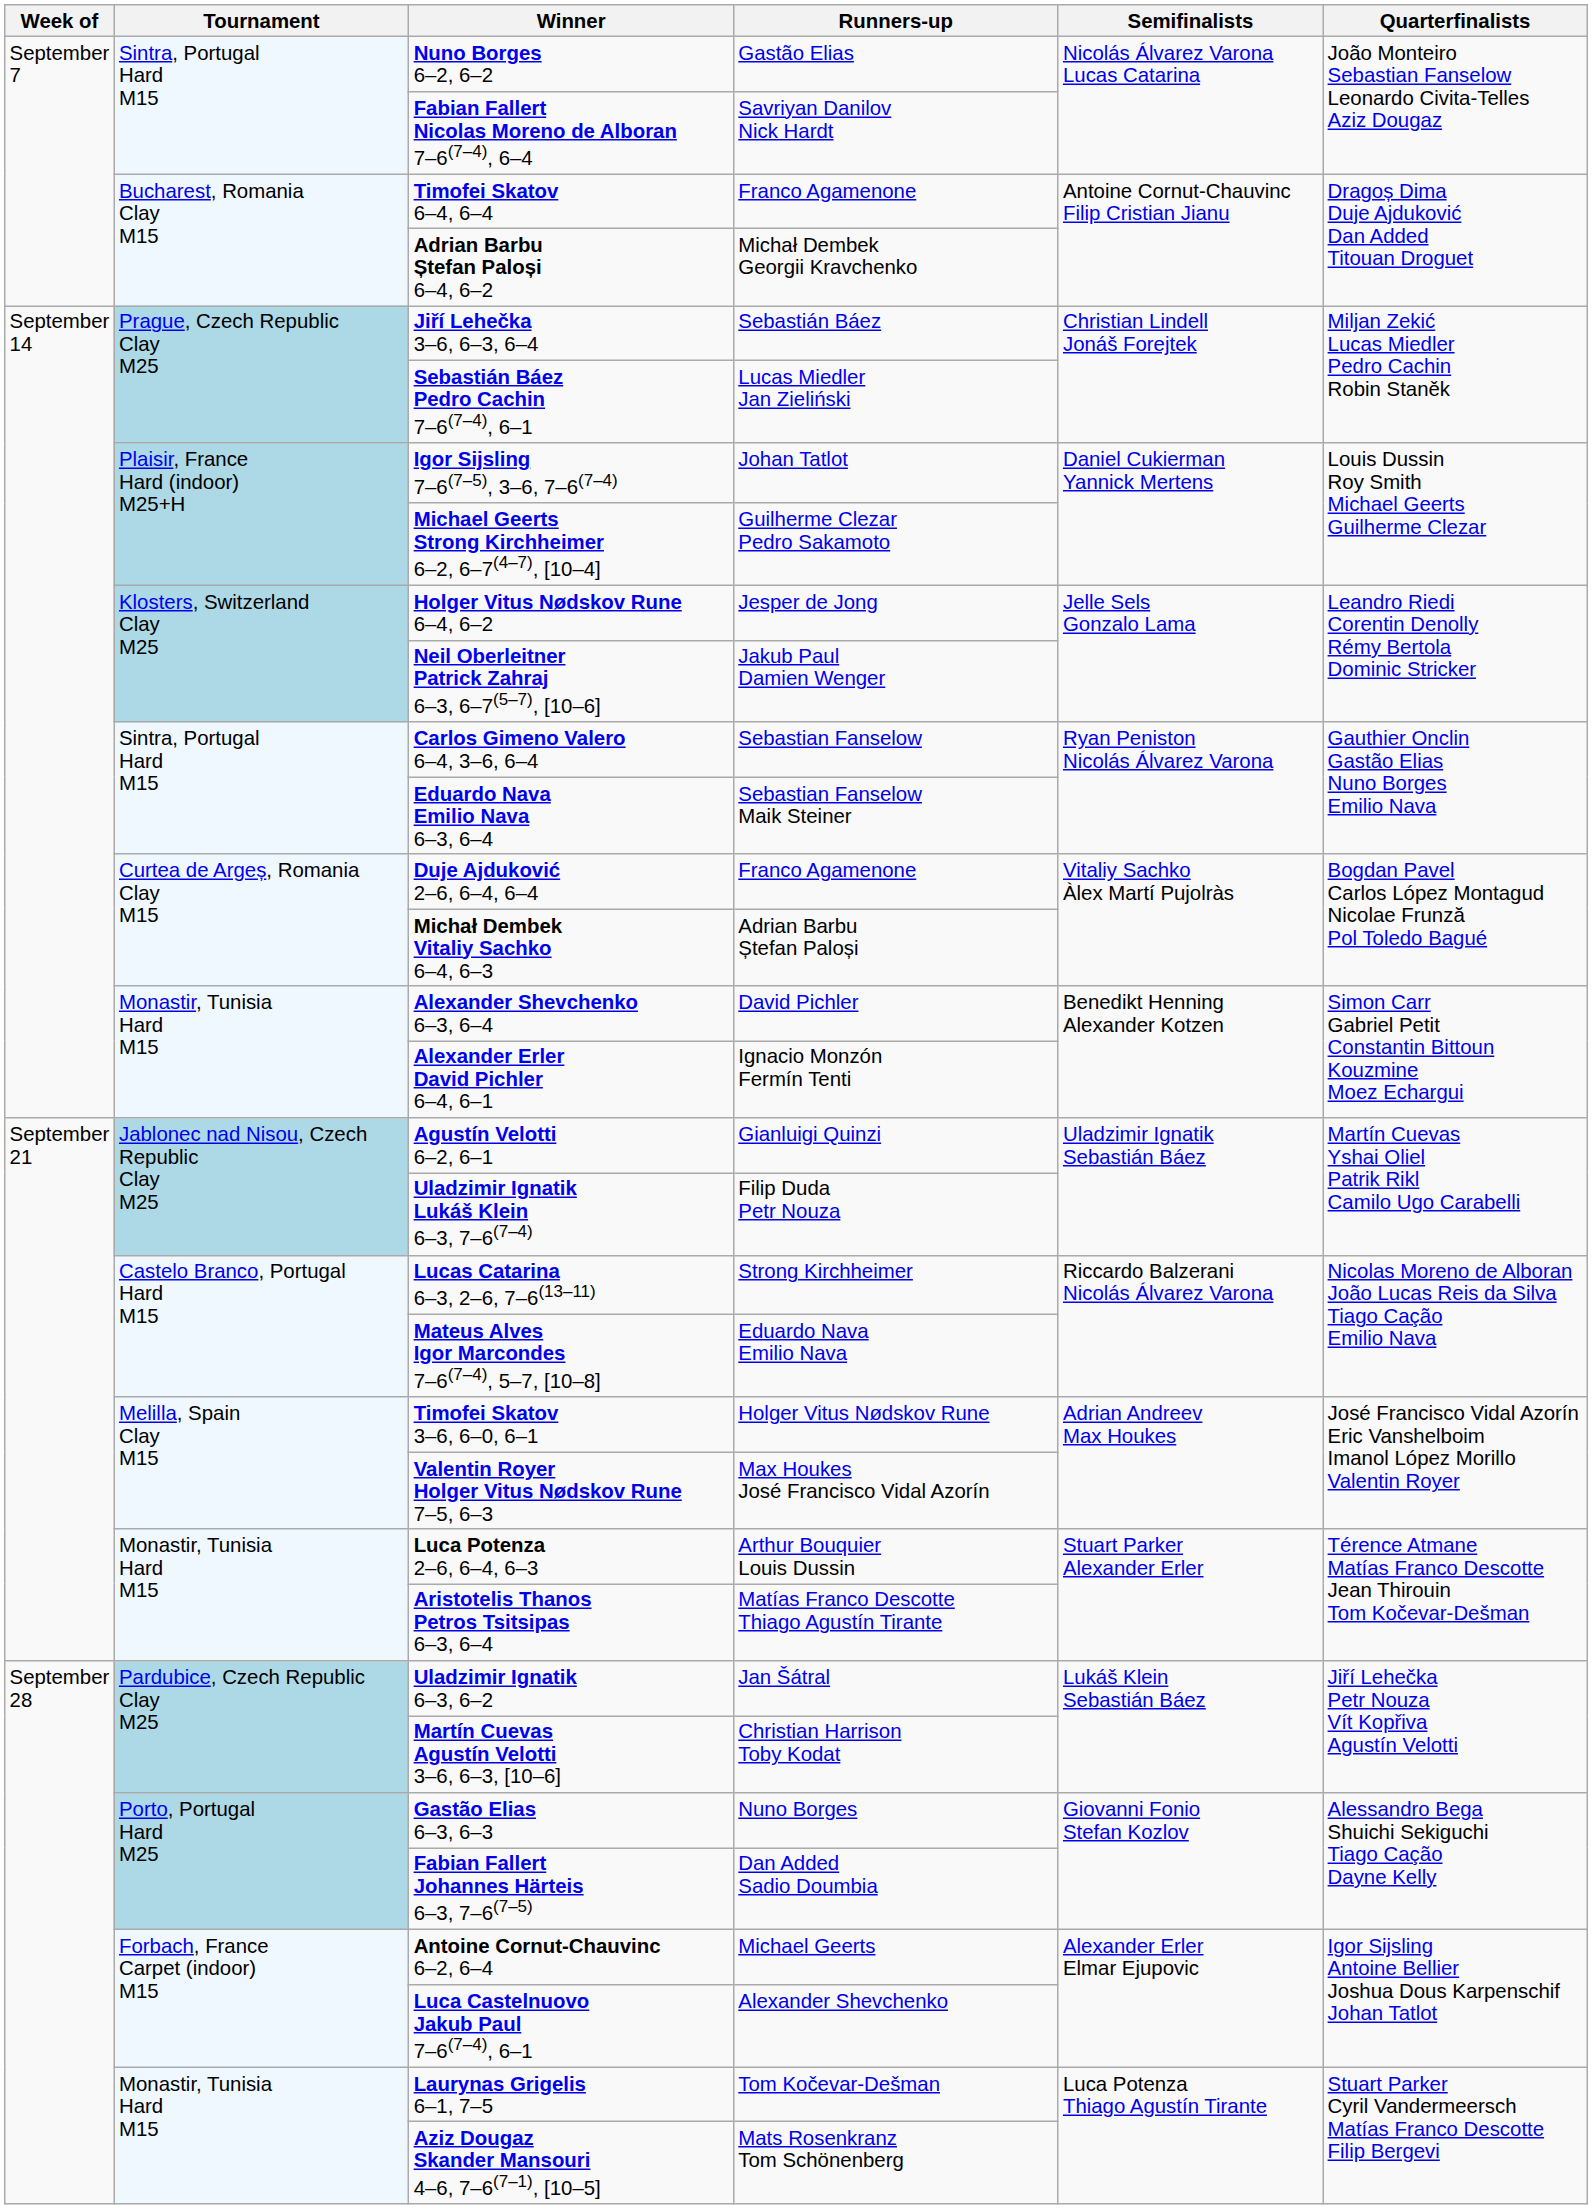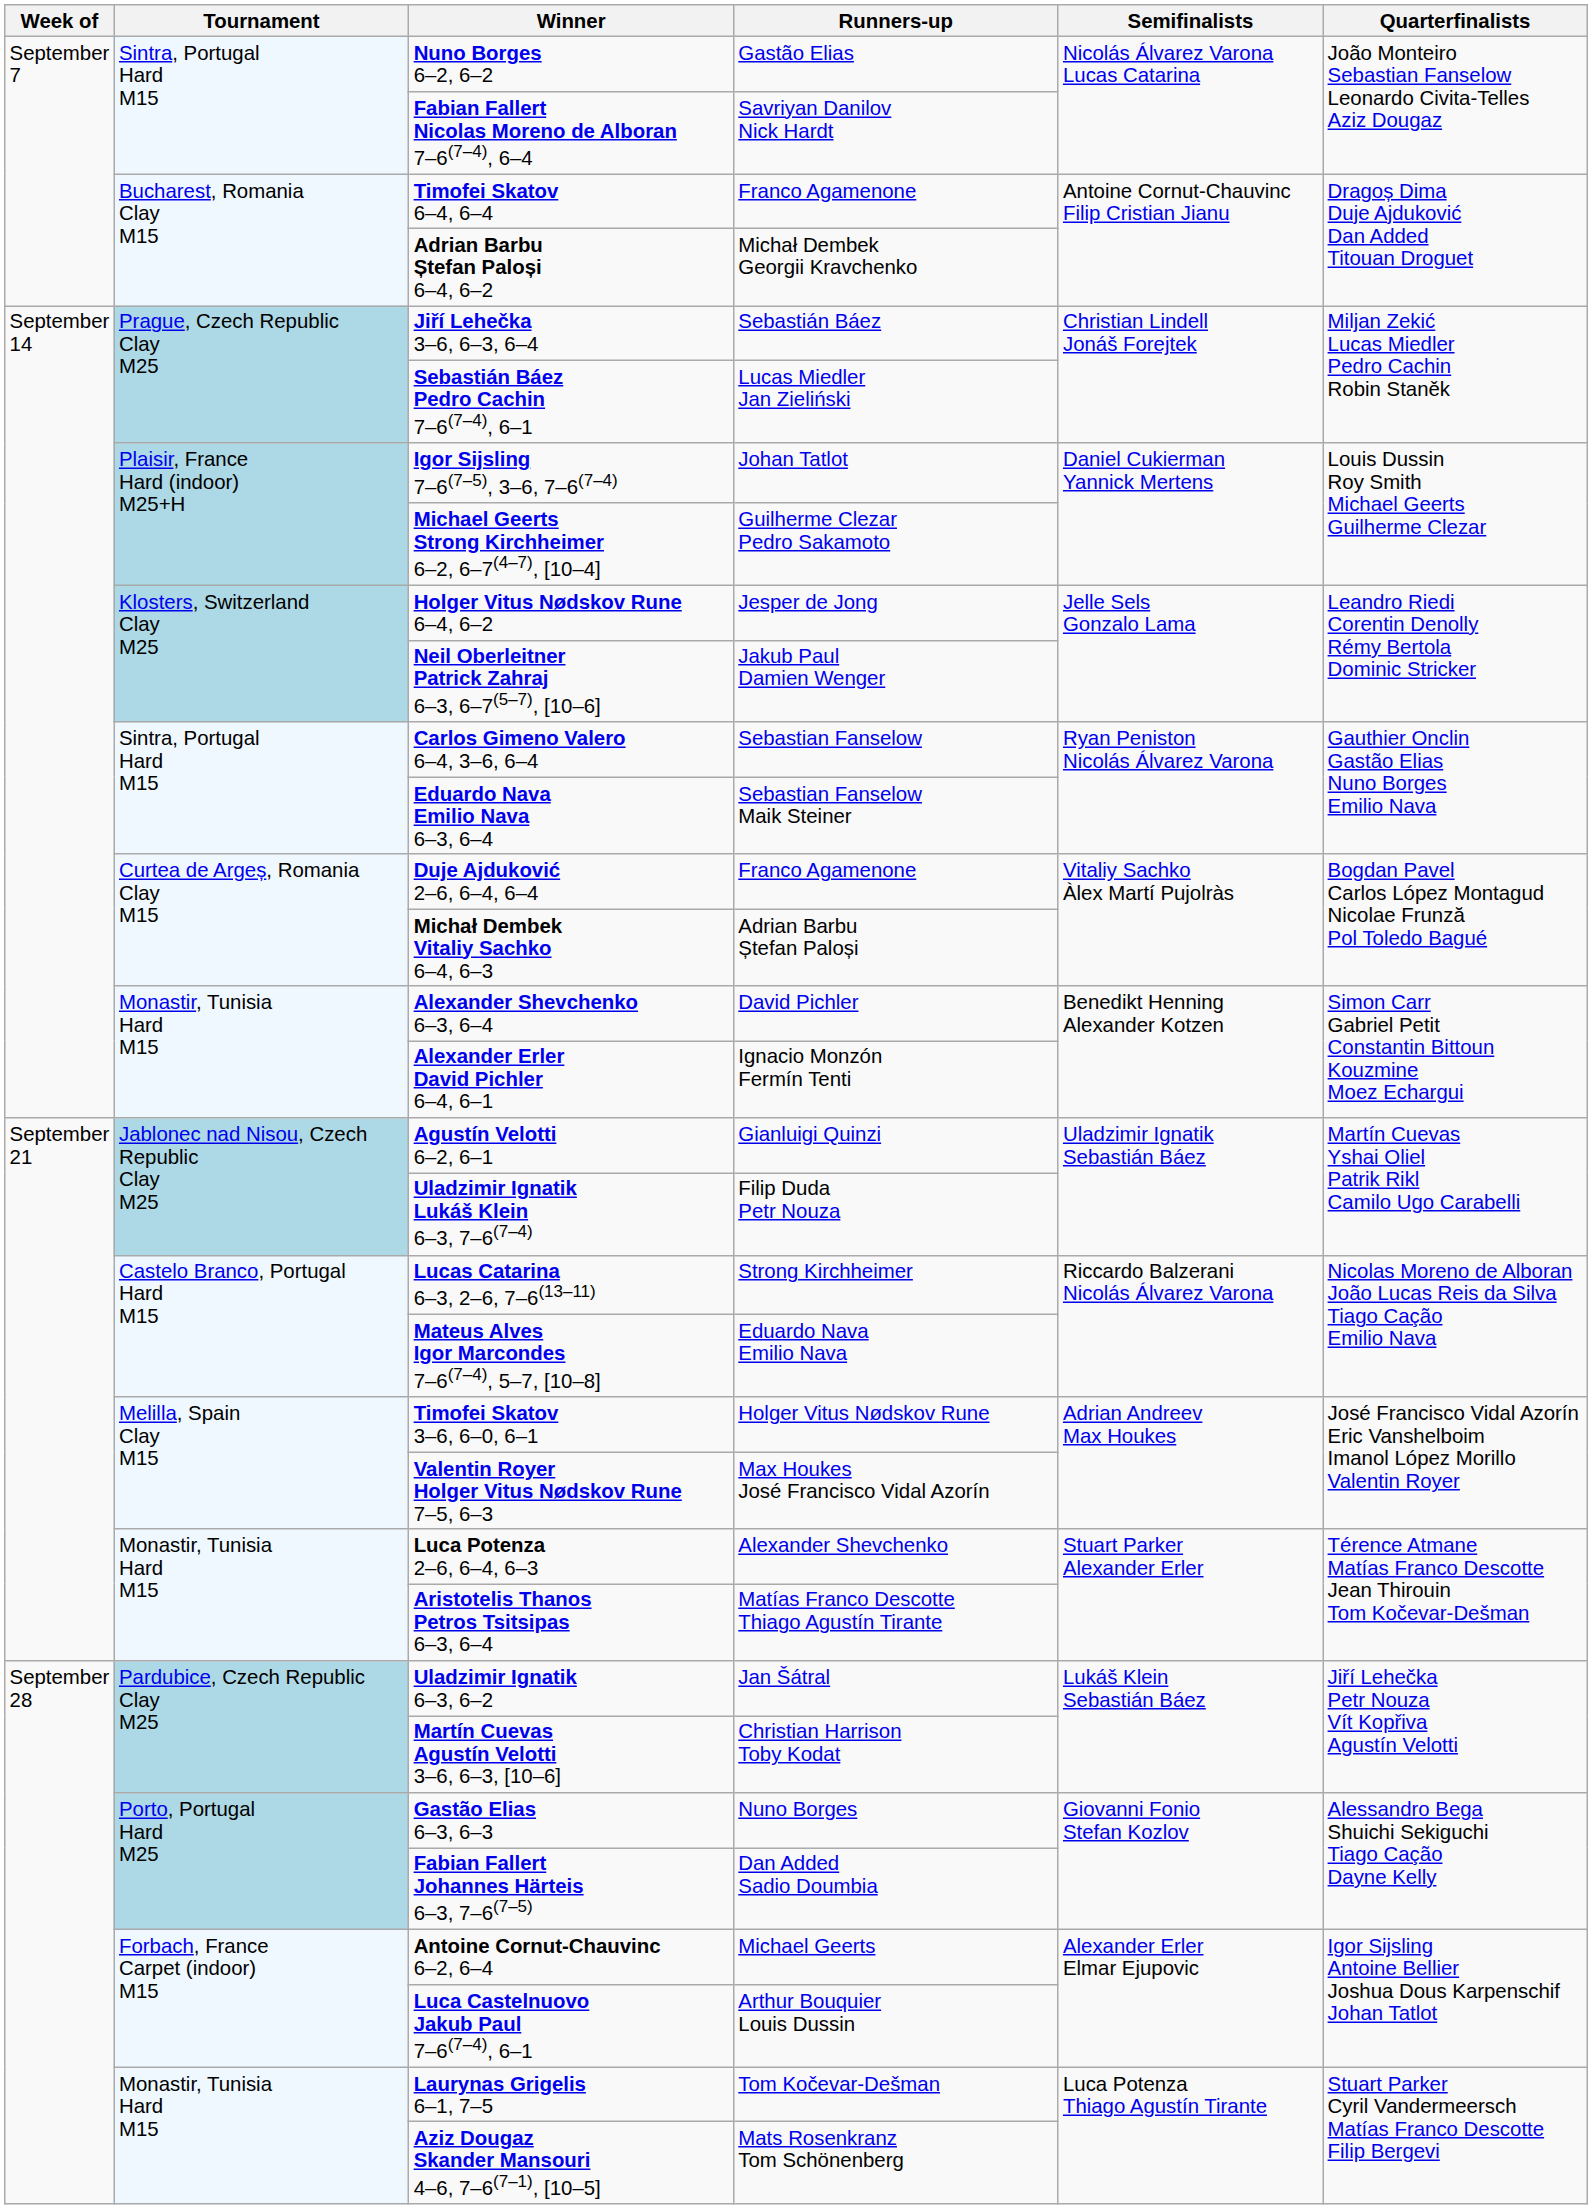(810, 1556) Arthur Bouquier Louis Dussin -> (843, 1545) Alexander Shevchenko
(843, 2000) Alexander Shevchenko -> (810, 2012) Arthur Bouquier Louis Dussin
